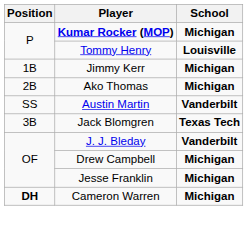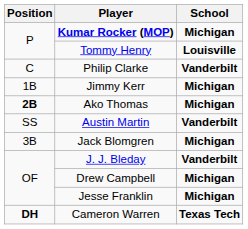+ row: (116, 68)
(30, 86) normal -> (30, 104) bold
(209, 123) Texas Tech -> (209, 141) Michigan
(209, 196) Michigan -> (209, 214) Texas Tech
